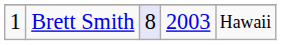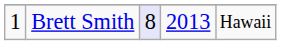(188, 22) 2003 -> (188, 22) 2013
